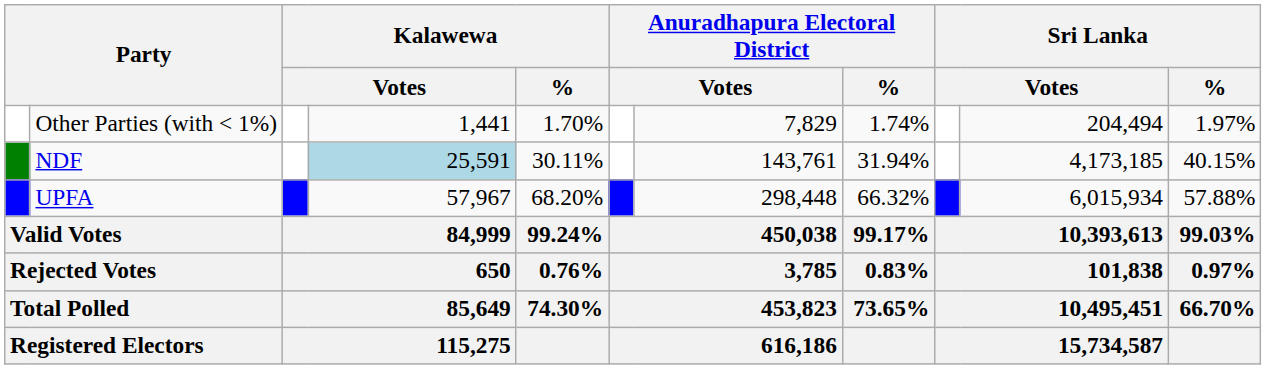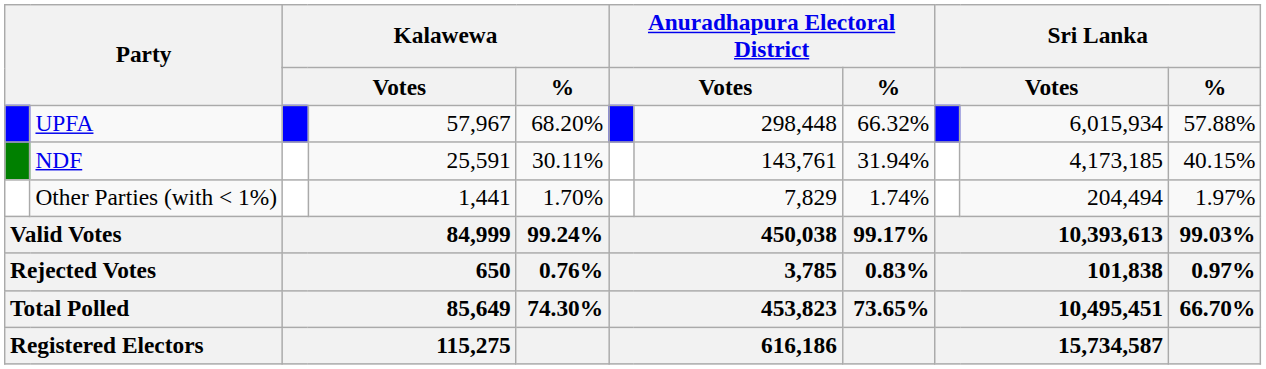rows swapped: (64, 197) <-> (156, 123)
(479, 160) lightblue background -> (479, 160) no background
